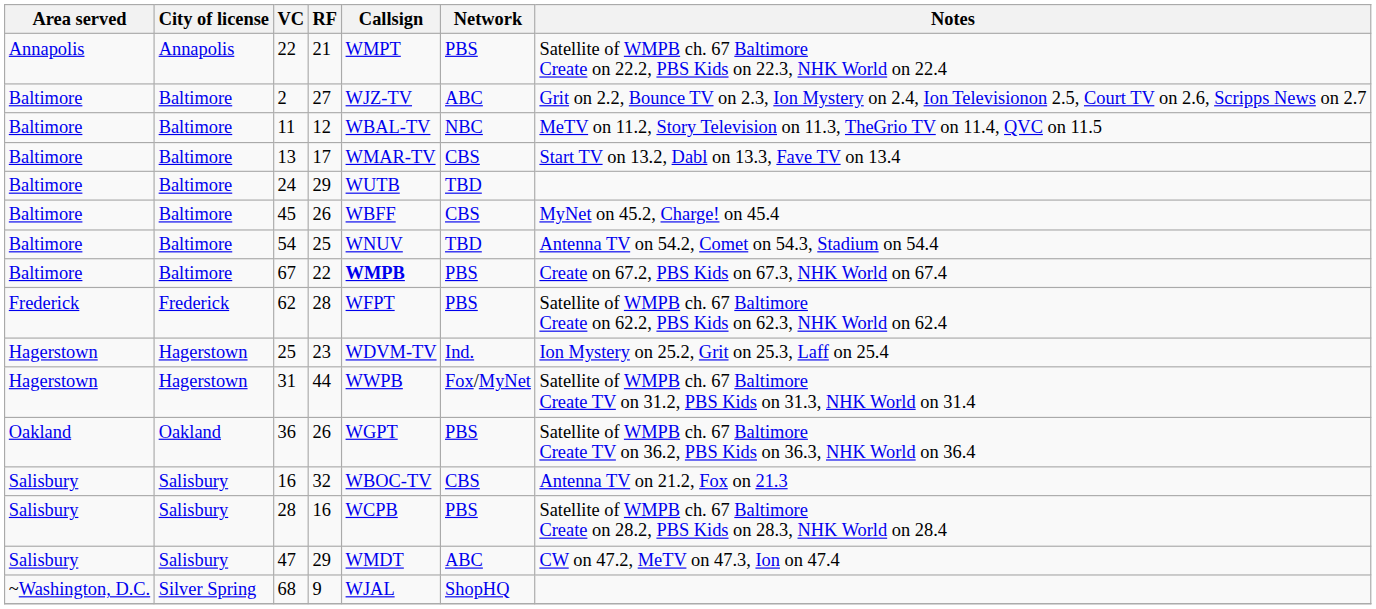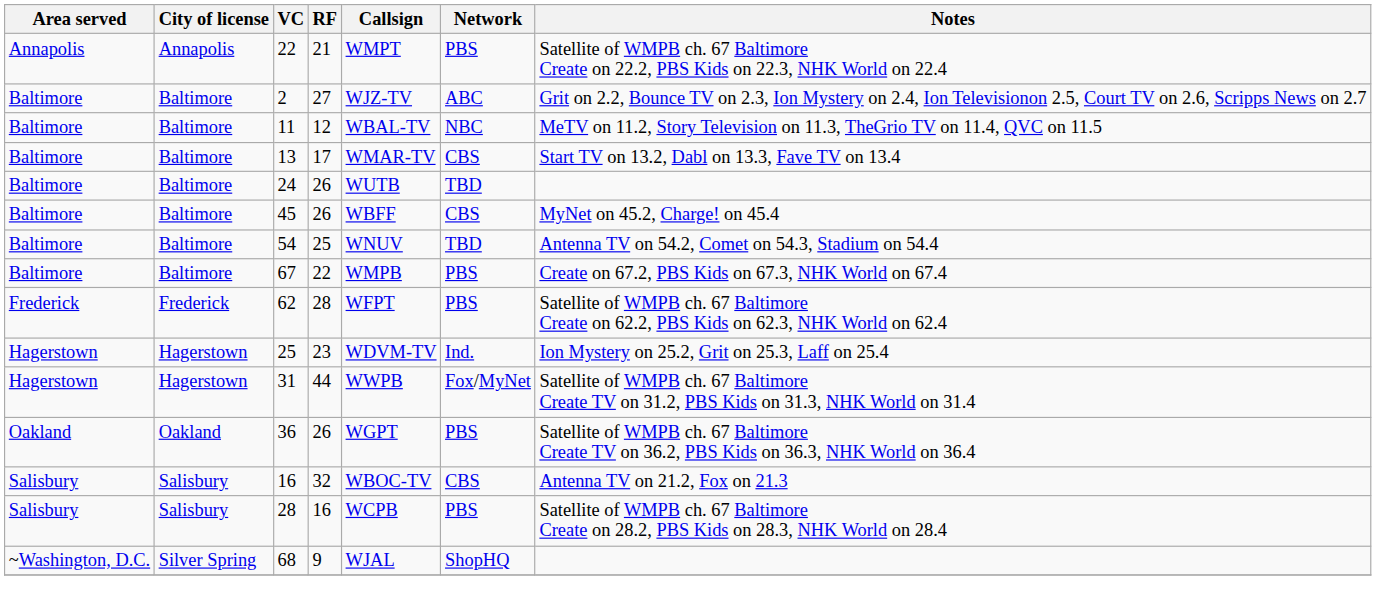(322, 185) 29 -> (322, 185) 26
(375, 273) bold -> (374, 273) normal
- row: (287, 560)
